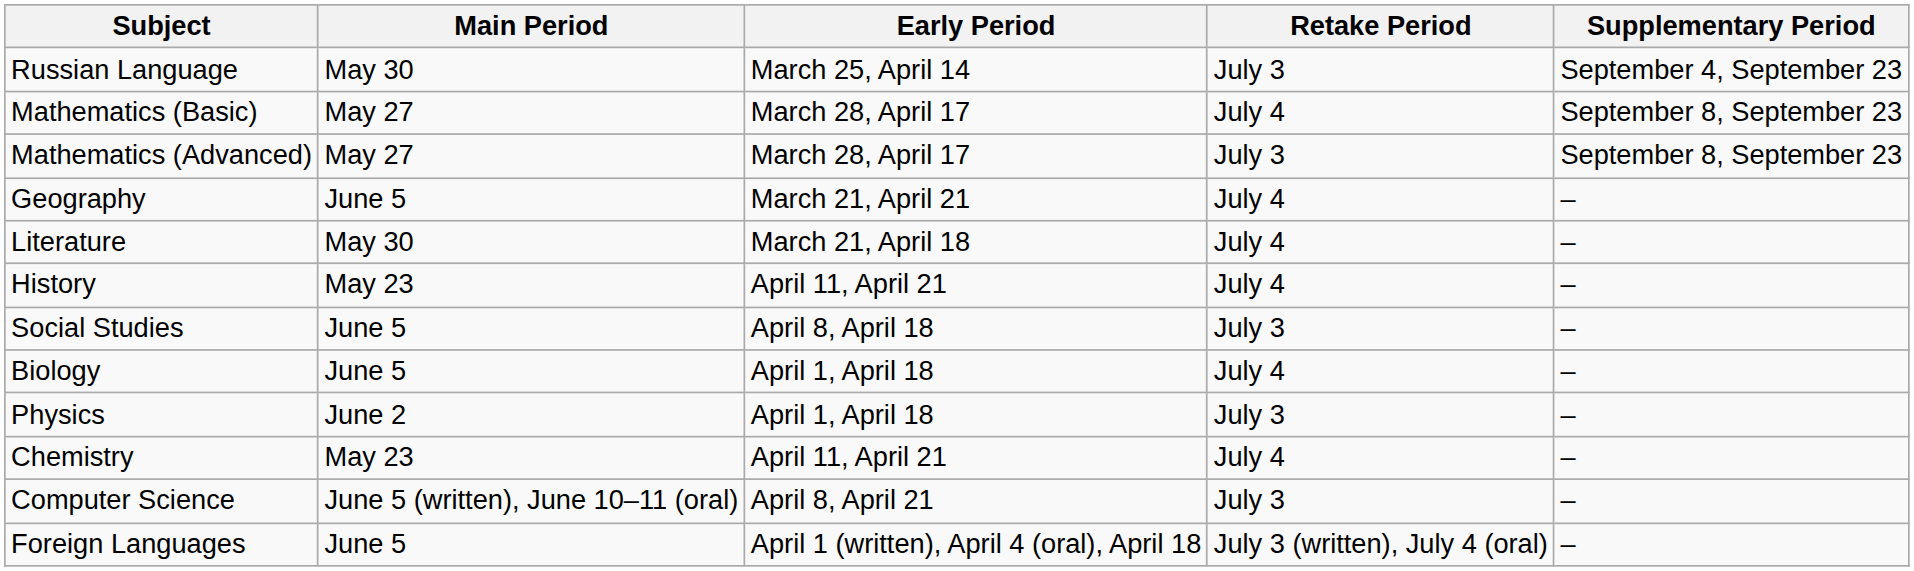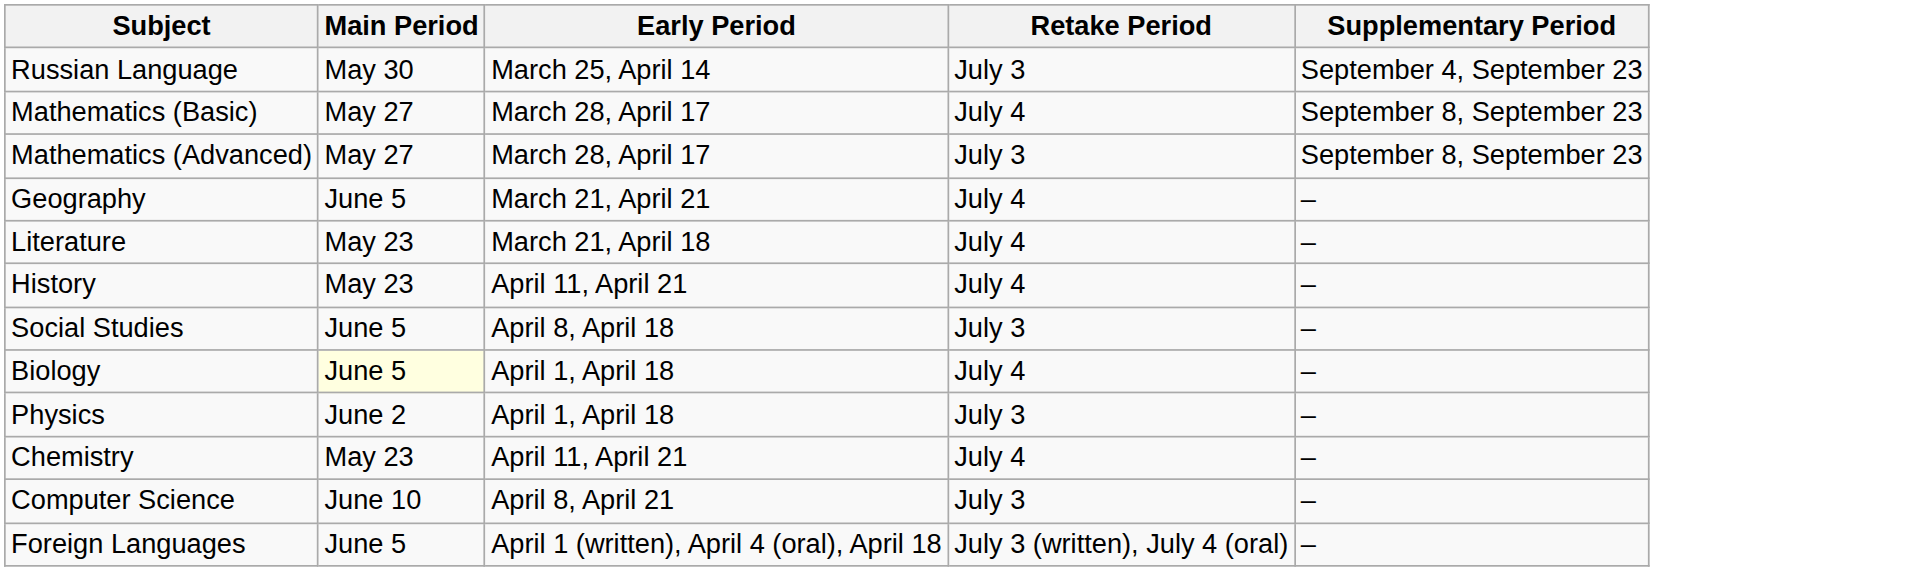(369, 241) May 30 -> (369, 241) May 23
(365, 371) no background -> (365, 371) lightyellow background
(531, 500) June 5 (written), June 10–11 (oral) -> (373, 500) June 10
